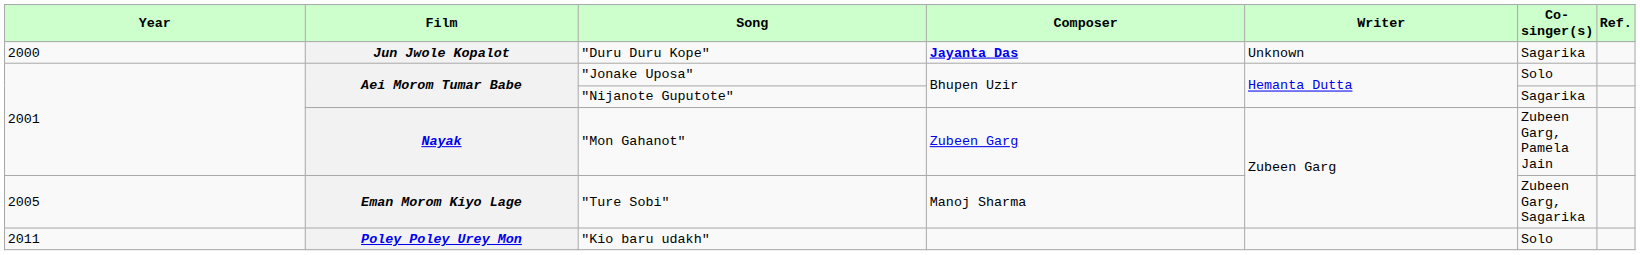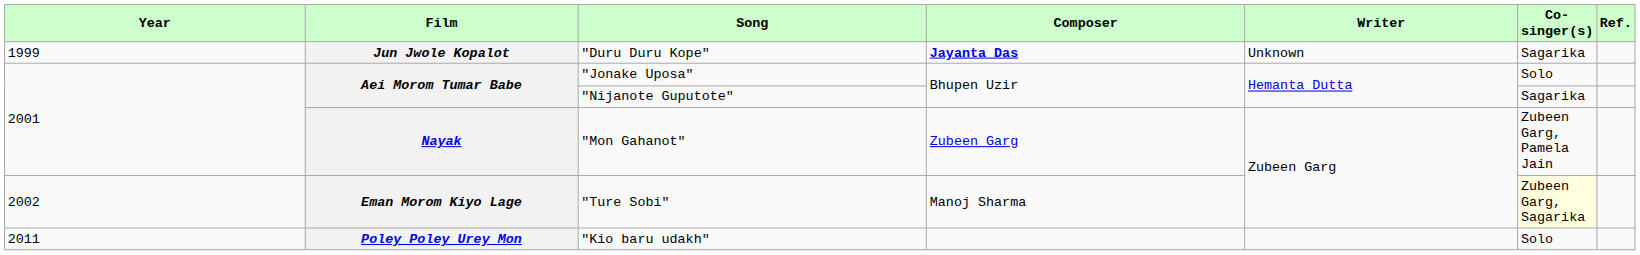(24, 53) 2000 -> (24, 53) 1999
(24, 202) 2005 -> (24, 202) 2002
(1553, 202) no background -> (1553, 202) lightyellow background
